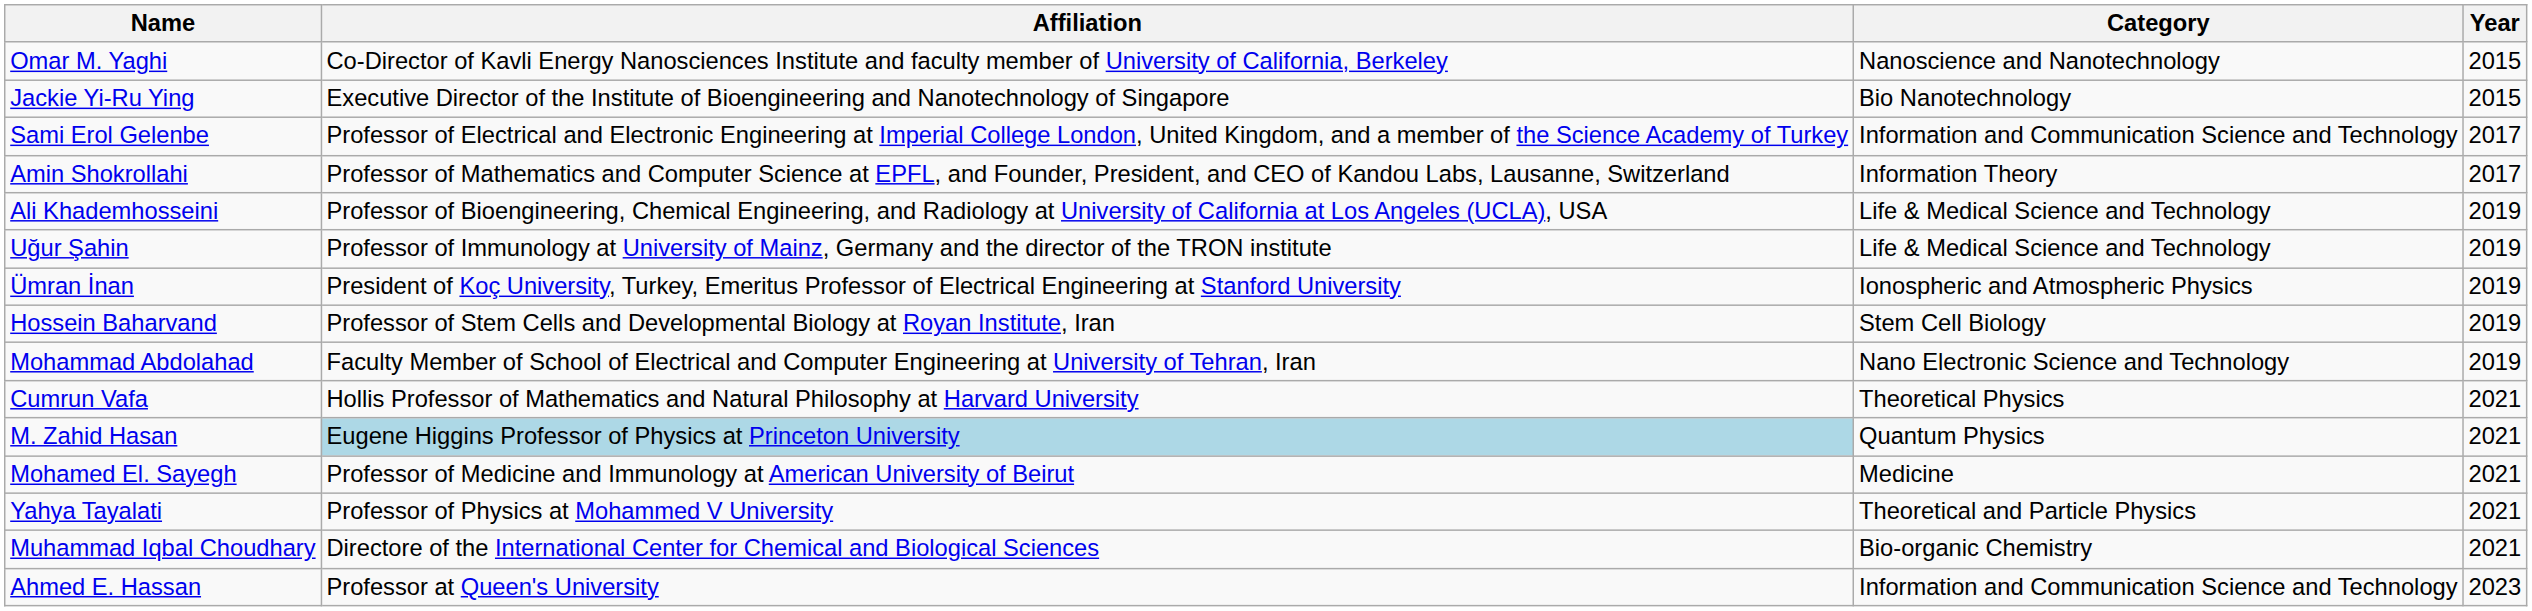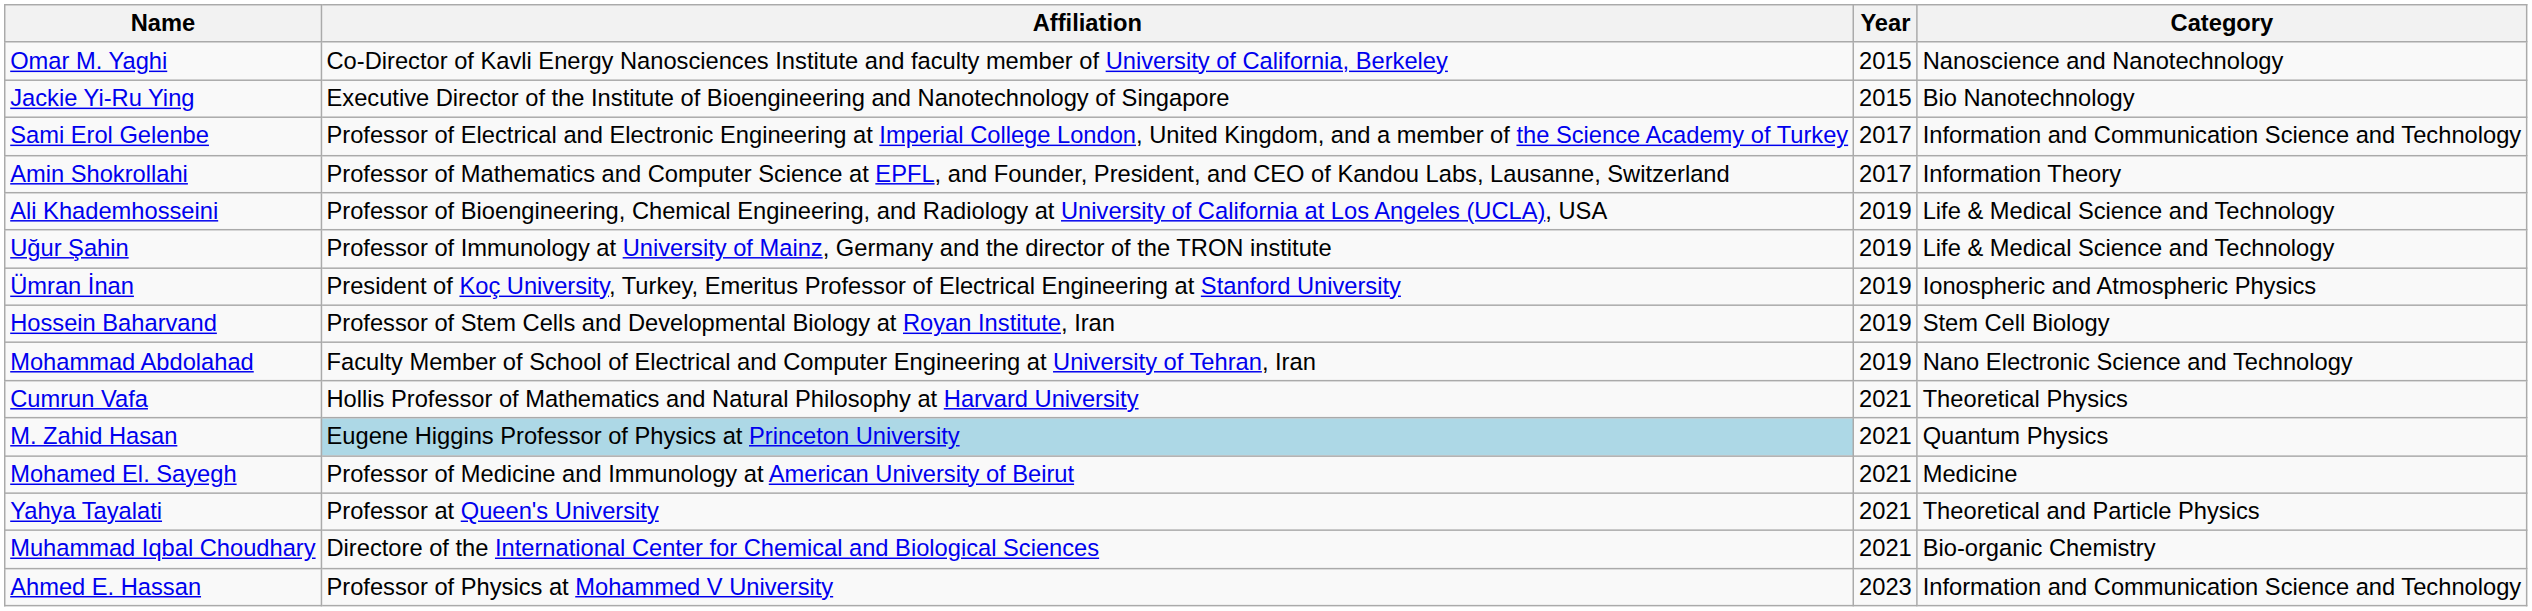columns swapped: (2495, 23) <-> (2158, 23)
(580, 511) Professor of Physics at Mohammed V University -> (493, 511) Professor at Queen's University
(493, 586) Professor at Queen's University -> (580, 586) Professor of Physics at Mohammed V University
